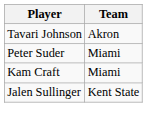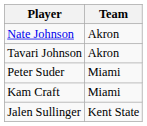+ row: (41, 33)
